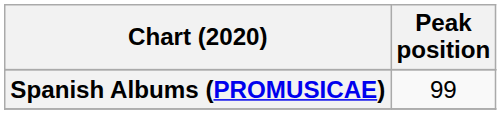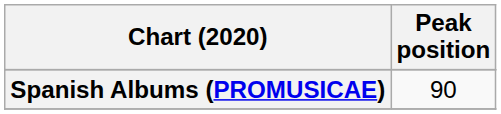(443, 89) 99 -> (443, 89) 90
